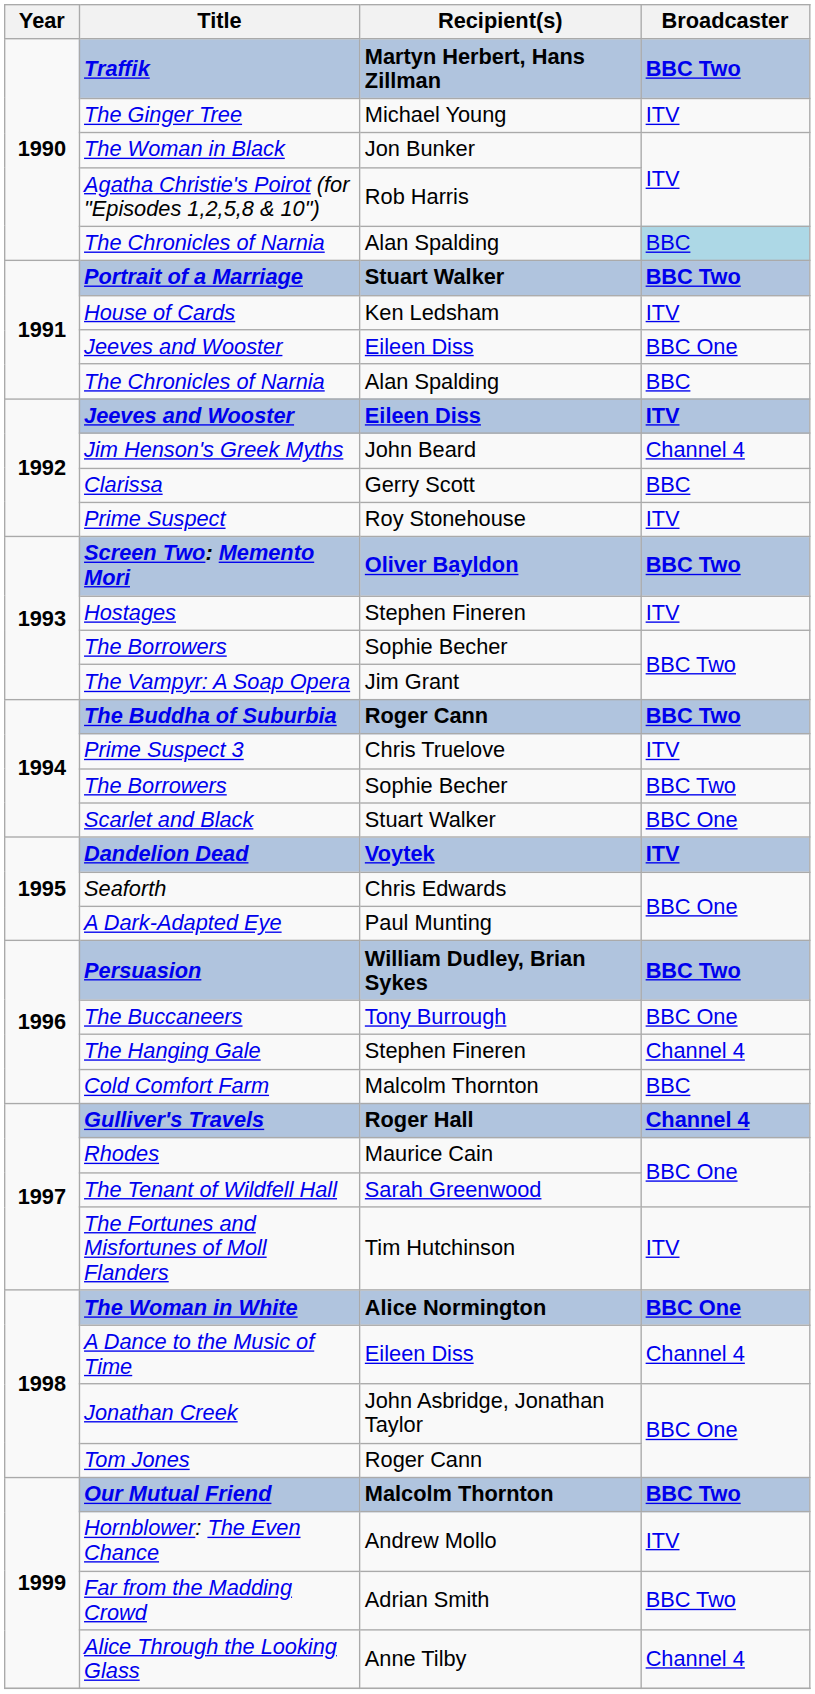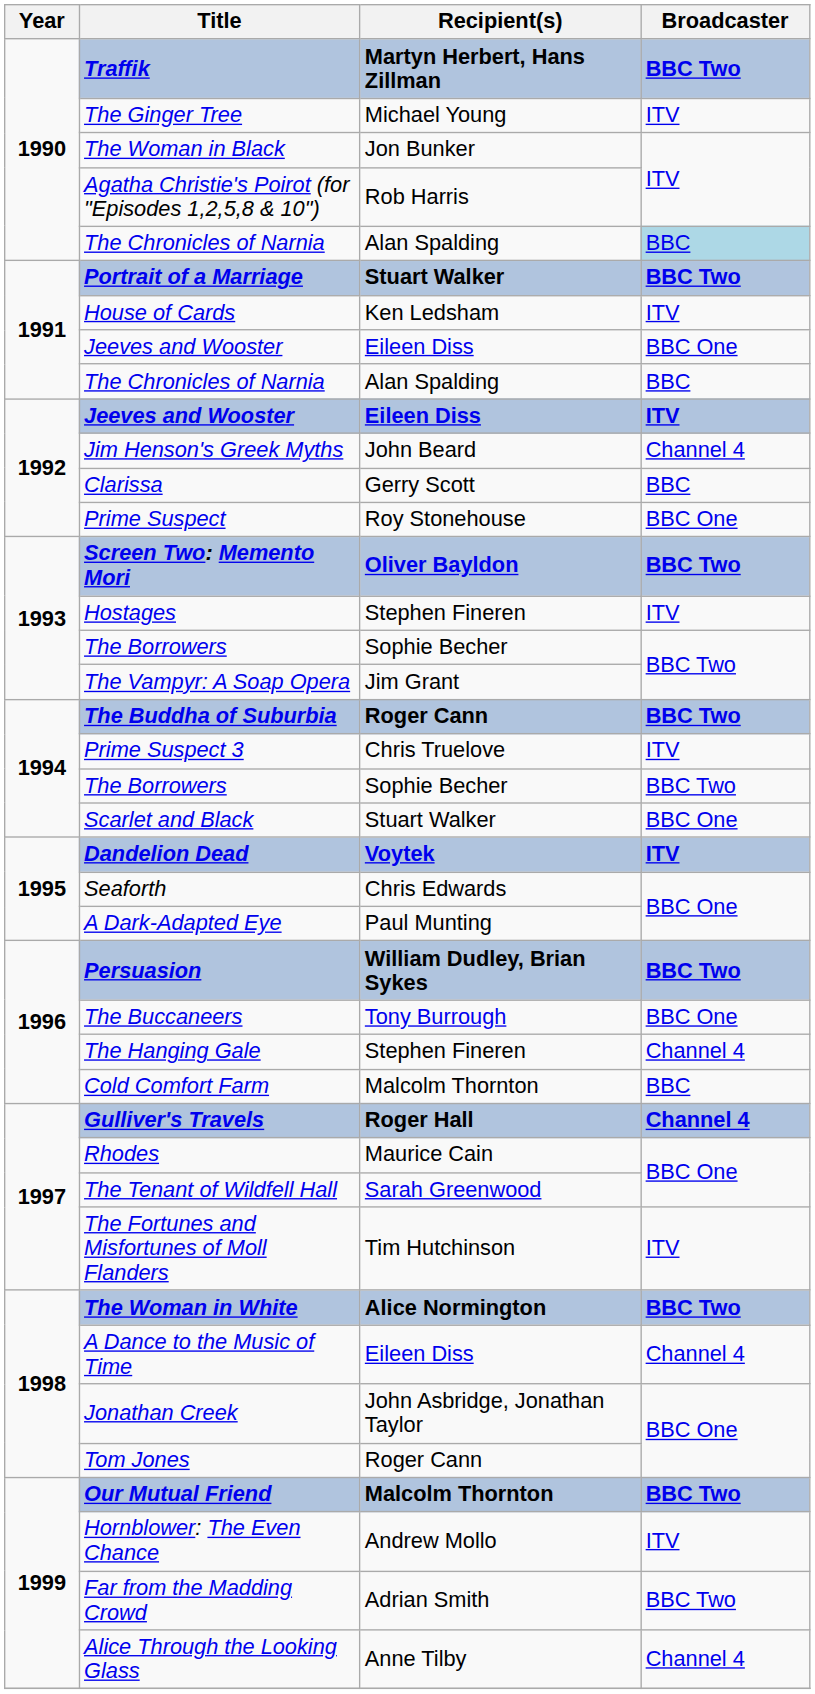(663, 519) ITV -> (692, 519) BBC One
(693, 1307) BBC One -> (693, 1307) BBC Two
